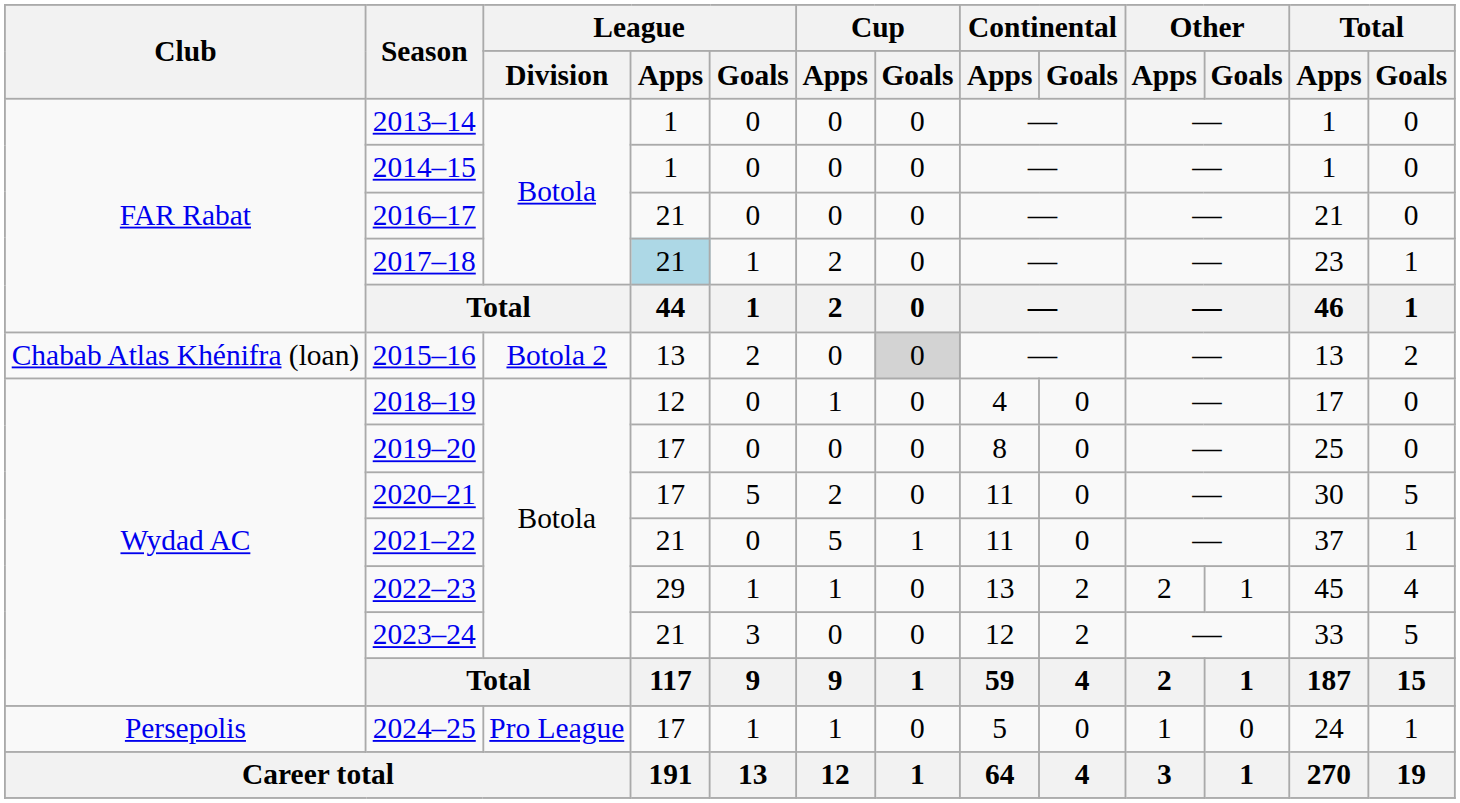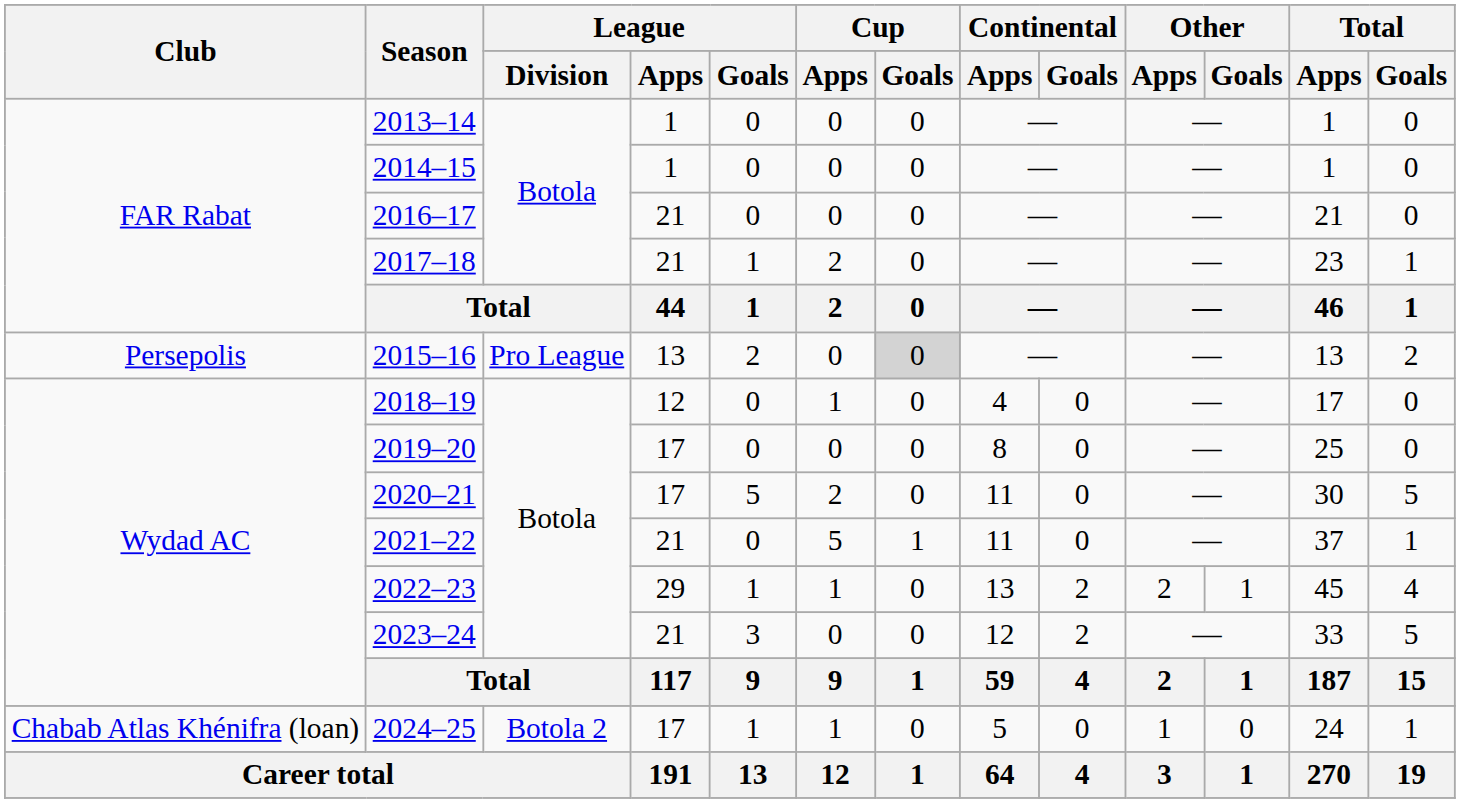(671, 261) lightblue background -> (671, 261) no background
(185, 354) Chabab Atlas Khénifra (loan) -> (185, 354) Persepolis
(557, 354) Botola 2 -> (557, 354) Pro League
(185, 728) Persepolis -> (185, 728) Chabab Atlas Khénifra (loan)
(557, 728) Pro League -> (557, 728) Botola 2
